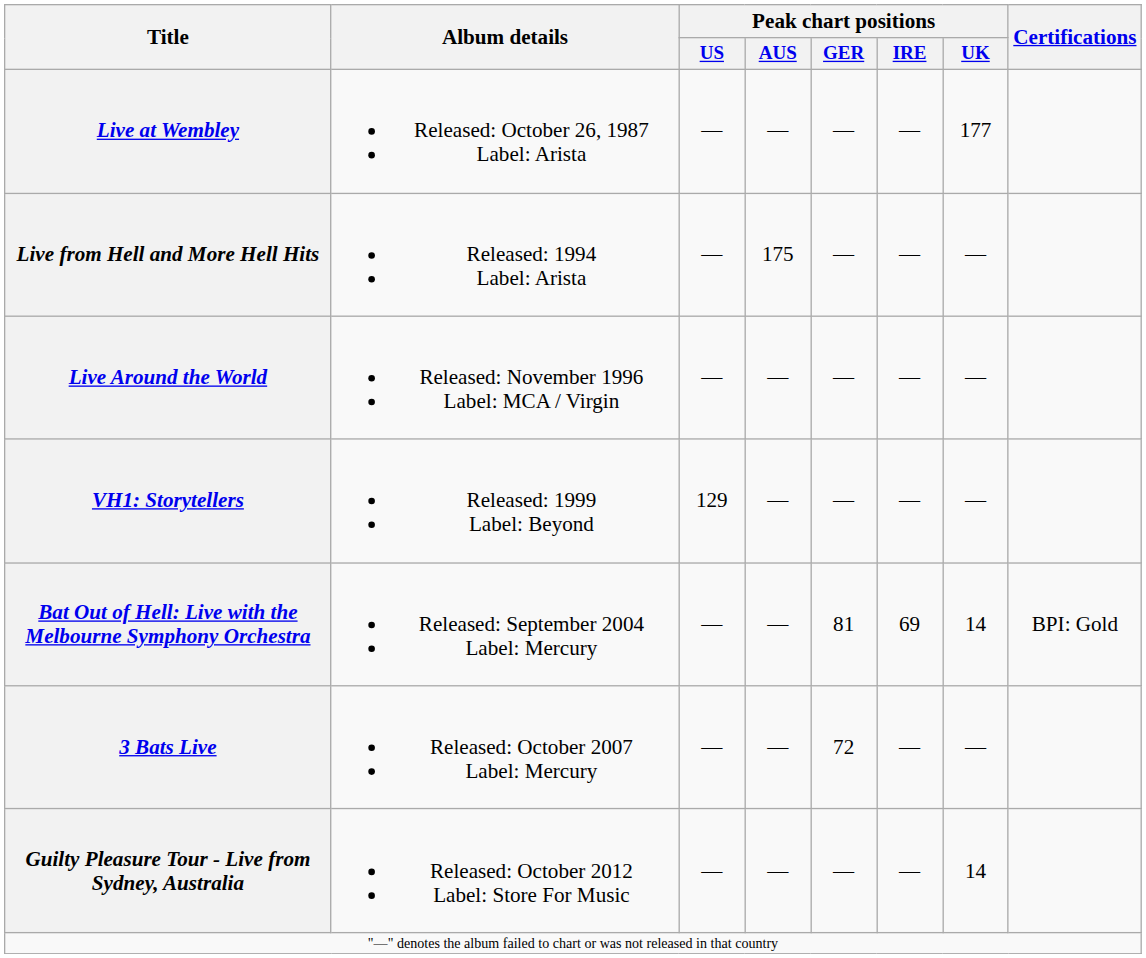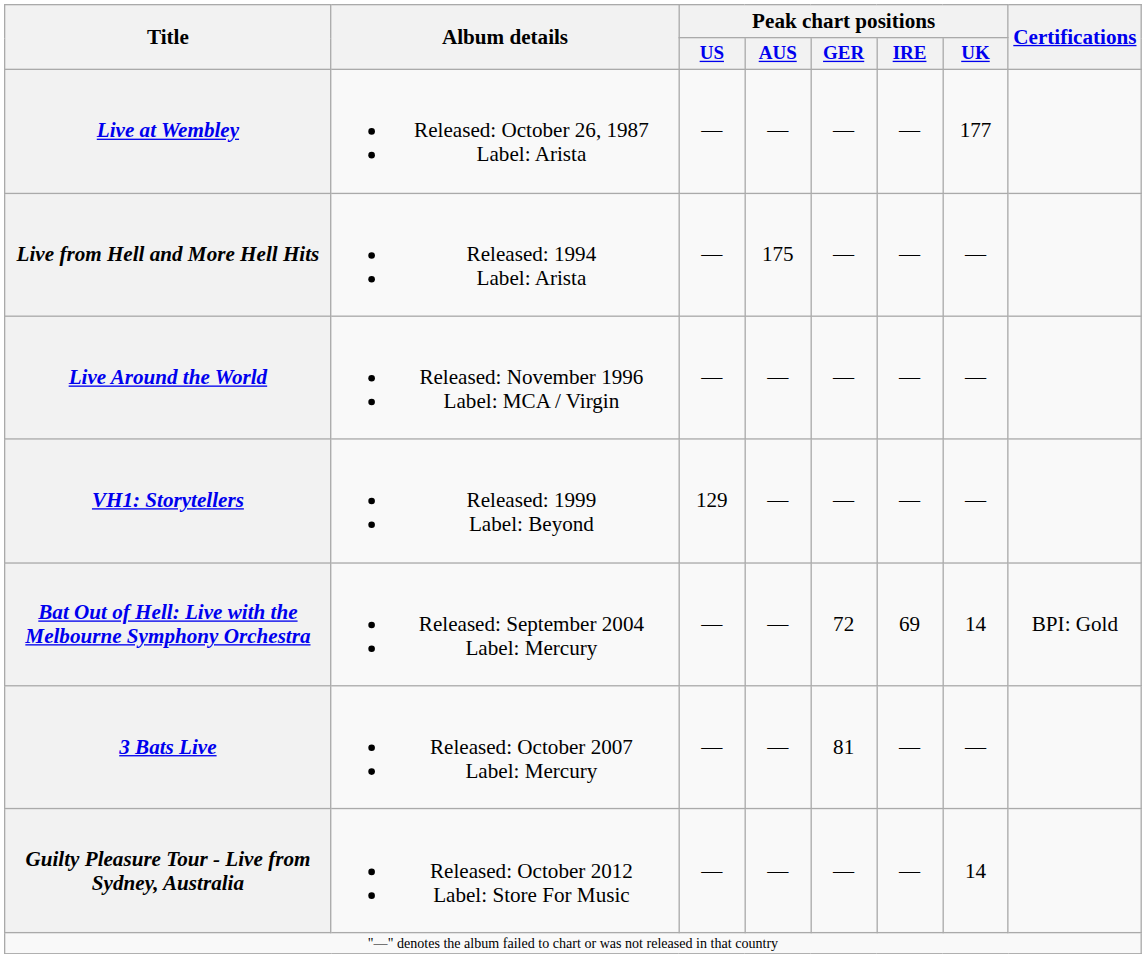(844, 623) 81 -> (844, 623) 72
(844, 747) 72 -> (844, 747) 81
